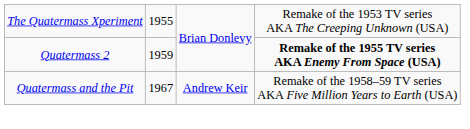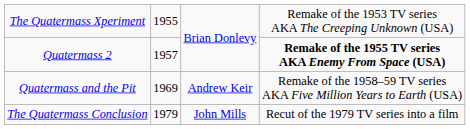(161, 54) 1959 -> (166, 54) 1957
(161, 87) 1967 -> (166, 87) 1969
+ row: (77, 114)
